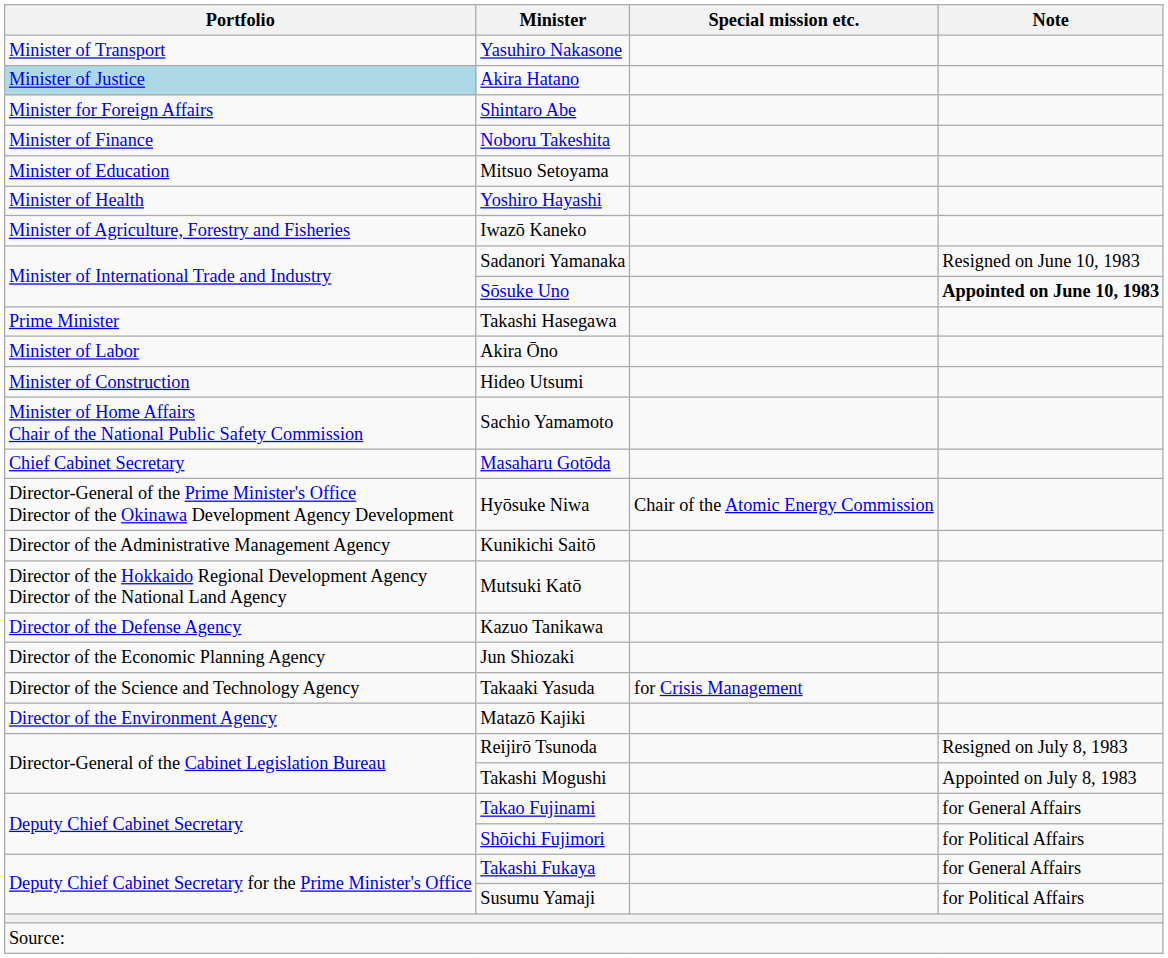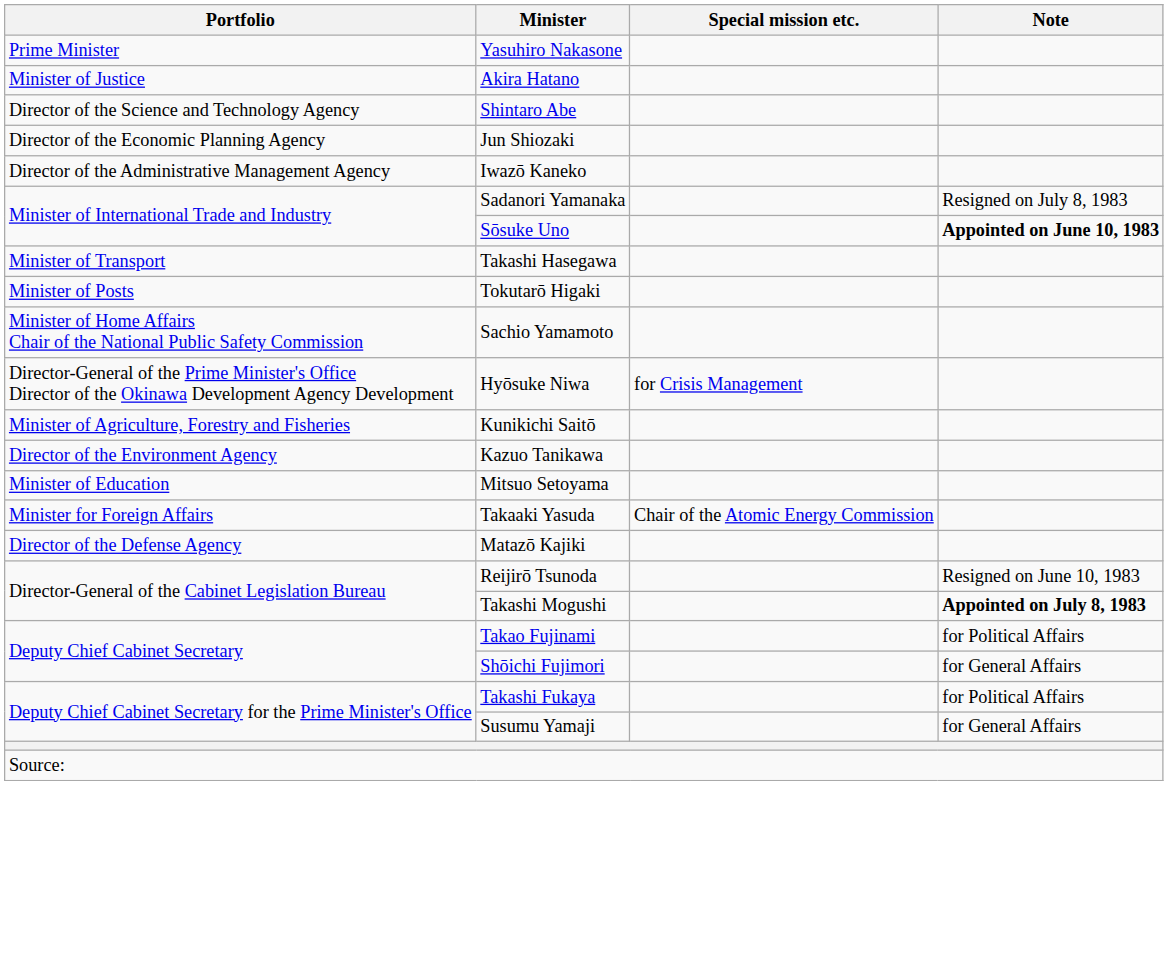(87, 50) Minister of Transport -> (64, 50) Prime Minister
(77, 80) lightblue background -> (77, 80) no background
(111, 110) Minister for Foreign Affairs -> (184, 110) Director of the Science and Technology Agency
- row: (545, 140)
rows swapped: (545, 170) <-> (527, 657)
- row: (541, 200)
(179, 231) Minister of Agriculture, Forestry and Fisheries -> (200, 170) Director of the Administrative Management Agency
(1041, 261) Resigned on June 10, 1983 -> (1035, 200) Resigned on July 8, 1983
(64, 321) Prime Minister -> (87, 261) Minister of Transport
+ row: (540, 291)
- row: (519, 351)
- row: (532, 381)
- row: (546, 463)
(784, 504) Chair of the Atomic Energy Commission -> (718, 384) for Crisis Management
(200, 545) Director of the Administrative Management Agency -> (179, 425) Minister of Agriculture, Forestry and Fisheries
- row: (531, 586)
(125, 627) Director of the Defense Agency -> (143, 455) Director of the Environment Agency
(184, 687) Director of the Science and Technology Agency -> (111, 515) Minister for Foreign Affairs
(718, 687) for Crisis Management -> (784, 515) Chair of the Atomic Energy Commission
(143, 718) Director of the Environment Agency -> (125, 545) Director of the Defense Agency
(1035, 748) Resigned on July 8, 1983 -> (1041, 575) Resigned on June 10, 1983
(1040, 778) normal -> (1044, 606) bold
(1012, 808) for General Affairs -> (1013, 636) for Political Affairs
(1013, 838) for Political Affairs -> (1012, 666) for General Affairs
(1012, 868) for General Affairs -> (1013, 696) for Political Affairs
(1013, 899) for Political Affairs -> (1012, 726) for General Affairs
